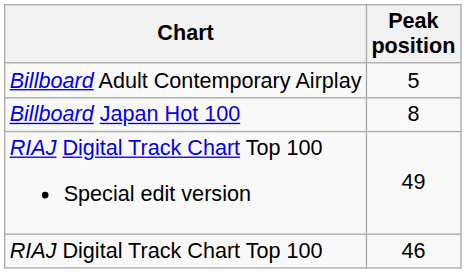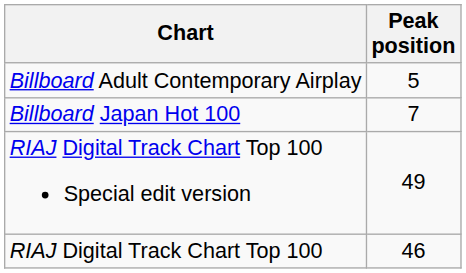(413, 114) 8 -> (413, 114) 7
